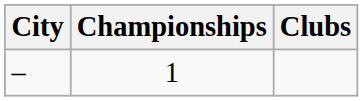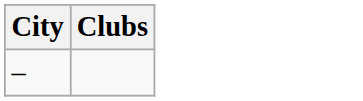- column: (172, 27)
